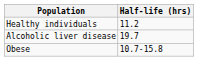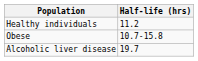rows swapped: (18, 50) <-> (61, 37)
